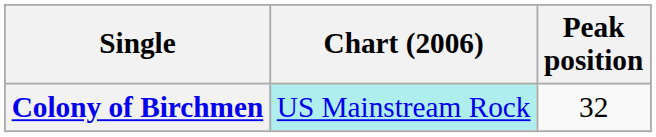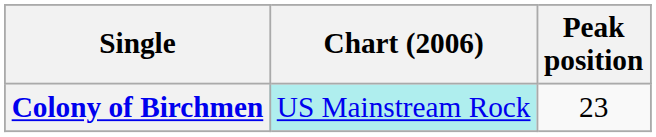(594, 107) 32 -> (594, 107) 23
